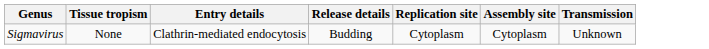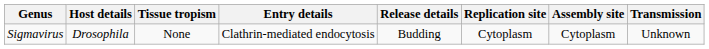+ column: (101, 14)
